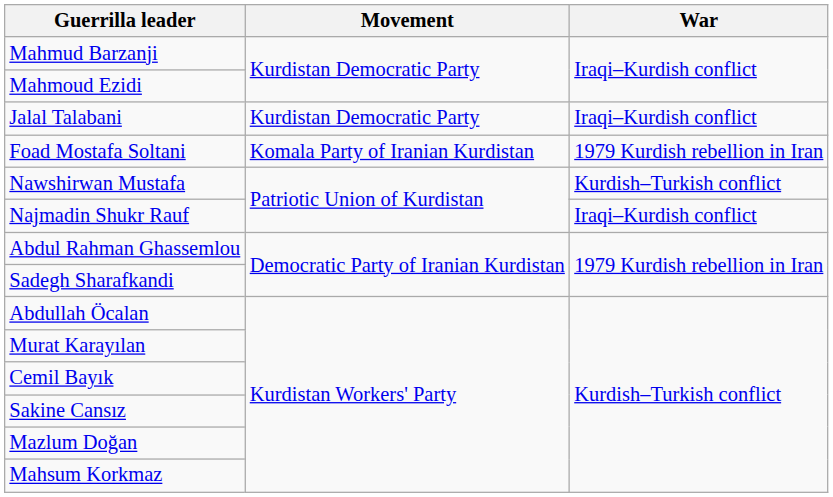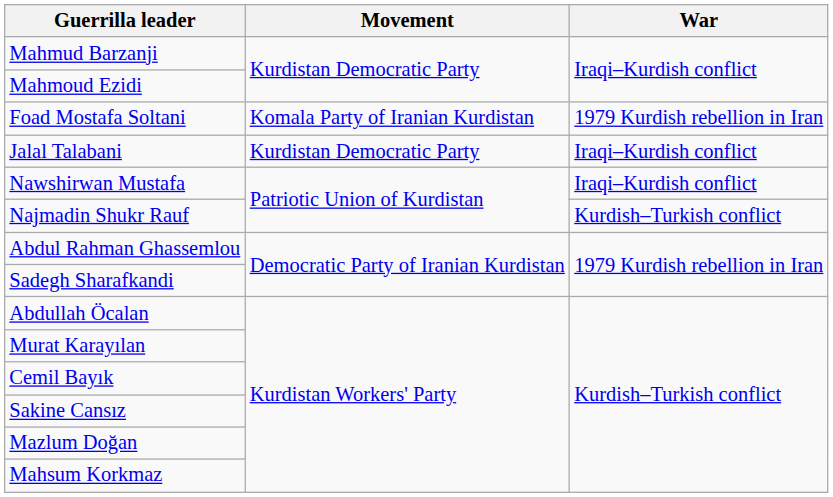rows swapped: (98, 150) <-> (66, 118)
(678, 183) Kurdish–Turkish conflict -> (666, 183) Iraqi–Kurdish conflict
(666, 215) Iraqi–Kurdish conflict -> (678, 215) Kurdish–Turkish conflict
